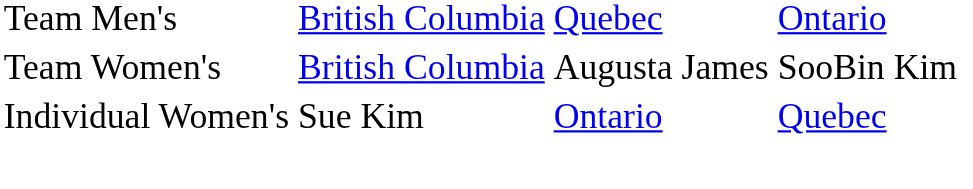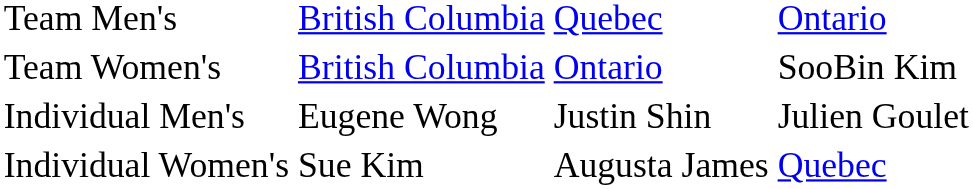(661, 67) Augusta James -> (608, 67) Ontario
+ row: (124, 116)
(608, 116) Ontario -> (661, 165) Augusta James
